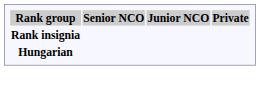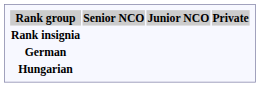+ row: (46, 51)
